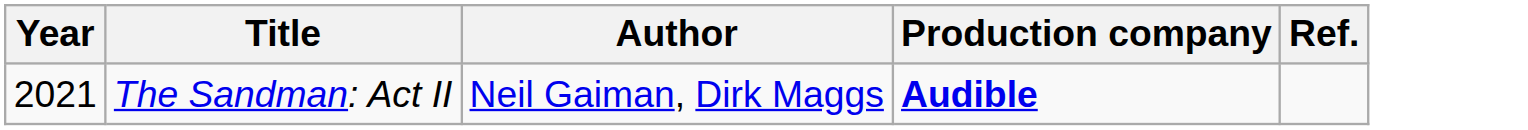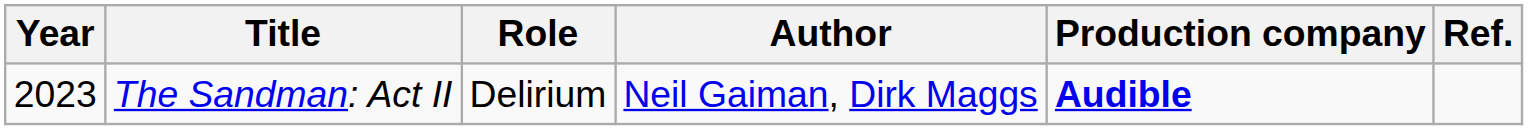+ column: (538, 34)
(55, 93) 2021 -> (55, 93) 2023
